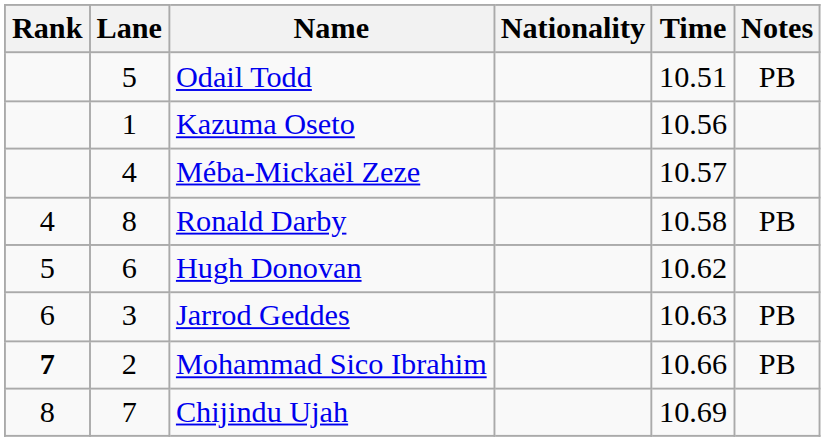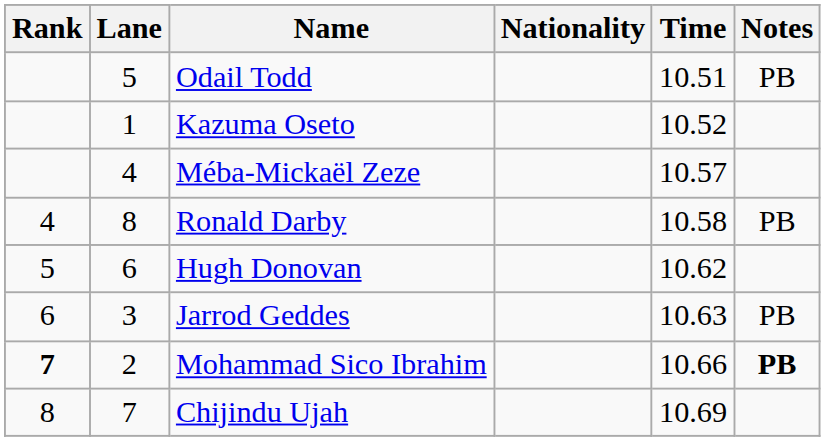(693, 124) 10.56 -> (693, 124) 10.52
(777, 364) normal -> (777, 364) bold
